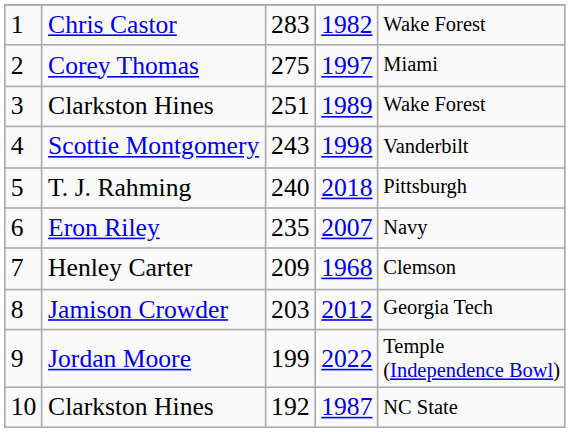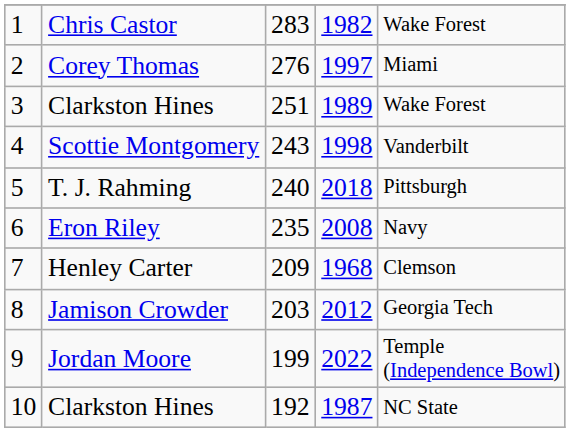(290, 65) 275 -> (290, 65) 276
(347, 227) 2007 -> (347, 227) 2008
